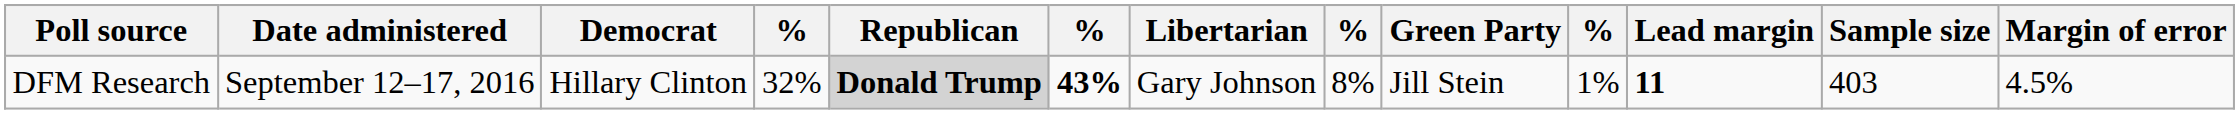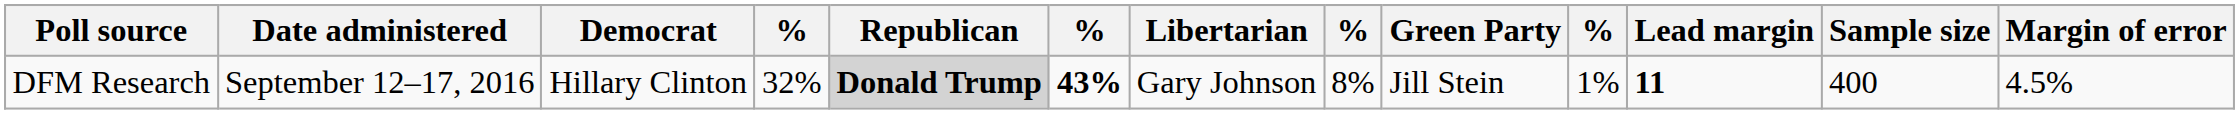(1853, 81) 403 -> (1853, 81) 400
